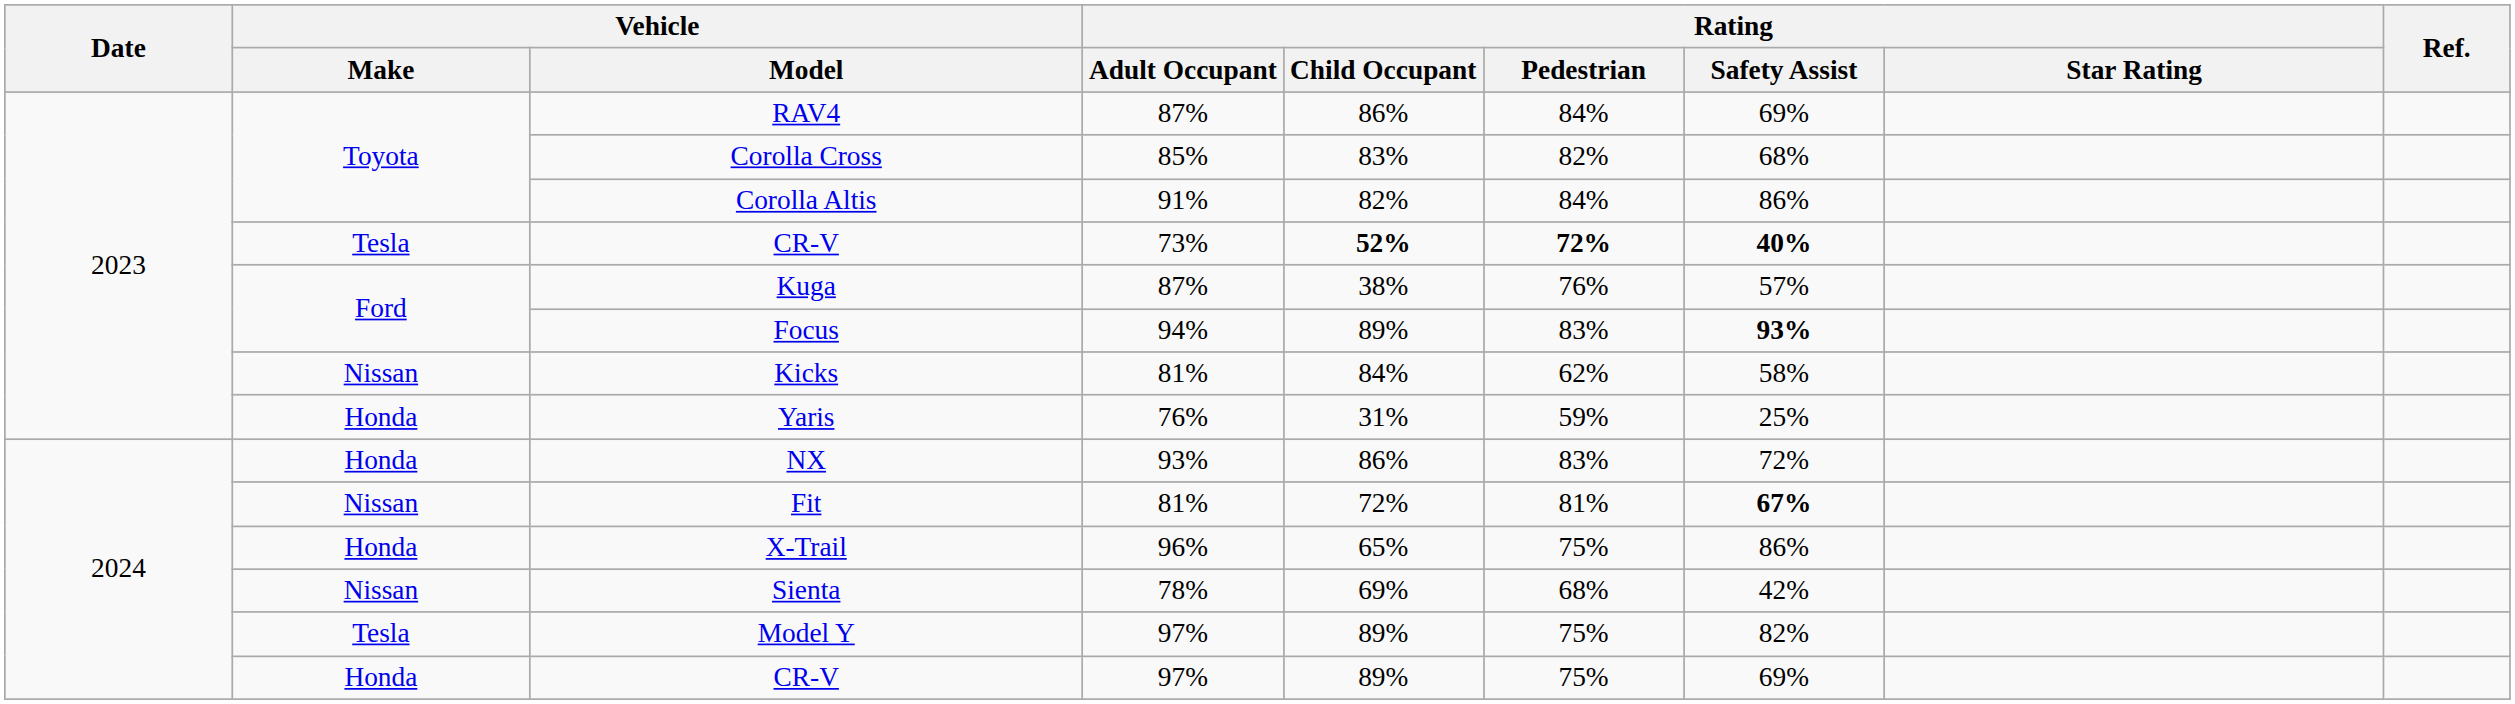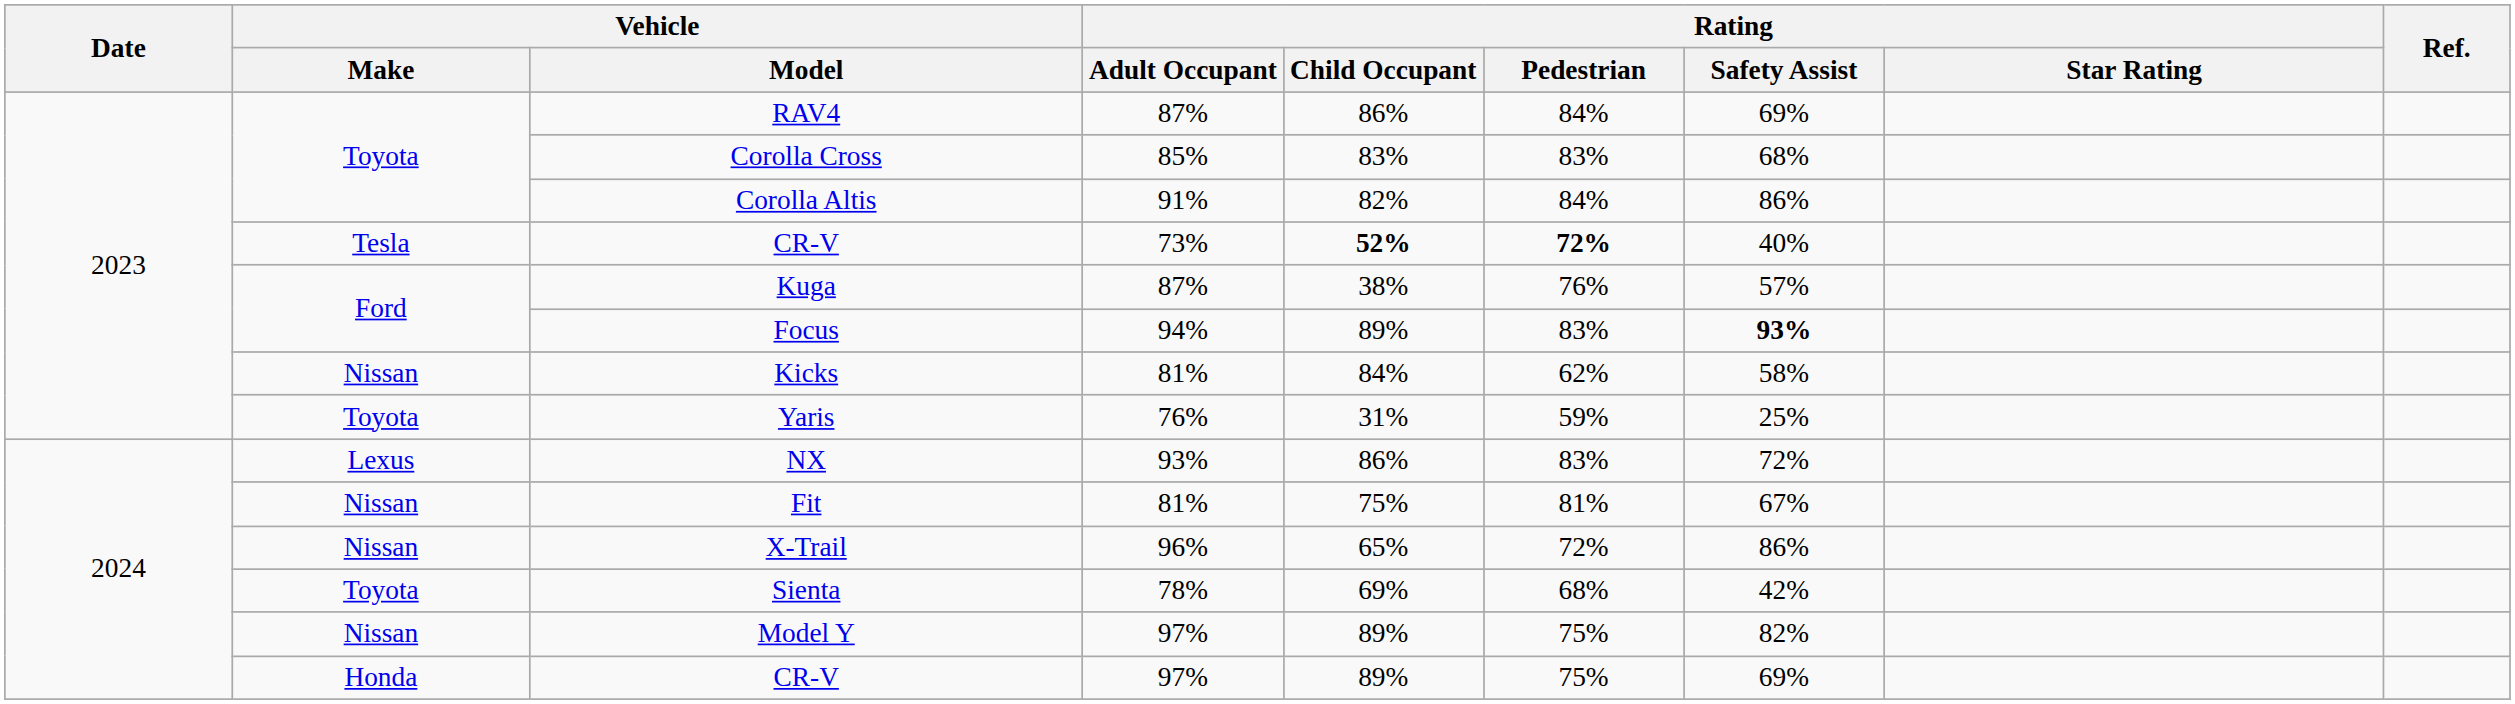(1584, 156) 82% -> (1584, 156) 83%
(1784, 243) bold -> (1784, 243) normal
(381, 416) Honda -> (381, 416) Toyota
(381, 460) Honda -> (381, 460) Lexus
(1383, 503) 72% -> (1383, 503) 75%
(1784, 503) bold -> (1784, 503) normal
(381, 546) Honda -> (381, 546) Nissan
(1584, 546) 75% -> (1584, 546) 72%
(381, 590) Nissan -> (381, 590) Toyota
(381, 633) Tesla -> (381, 633) Nissan
